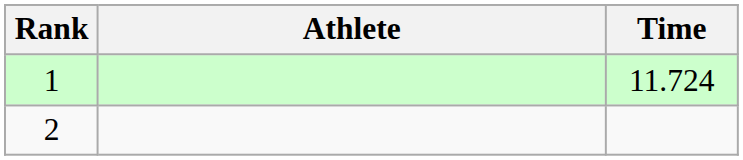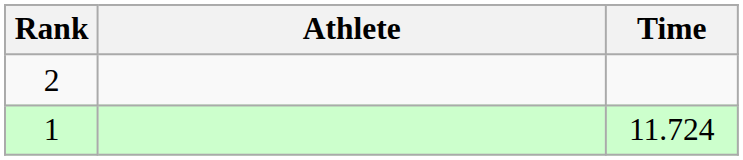rows swapped: (52, 79) <-> (52, 129)
